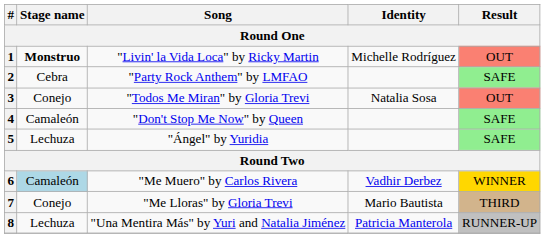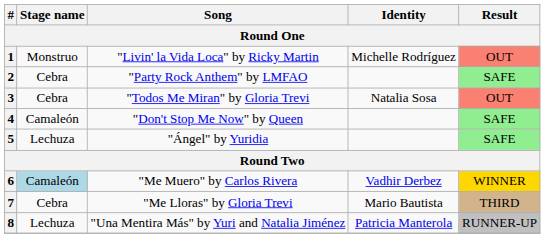(52, 56) bold -> (52, 56) normal
(52, 98) Conejo -> (52, 98) Cebra
(52, 202) Conejo -> (52, 202) Cebra
